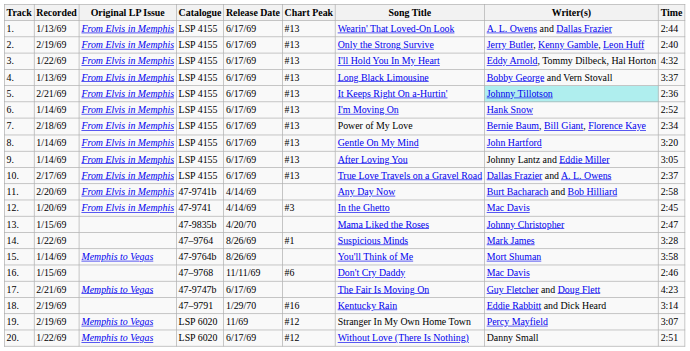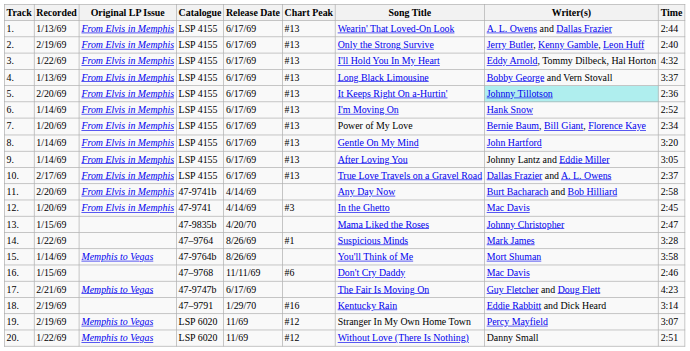(51, 94) 2/21/69 -> (51, 94) 2/20/69
(51, 126) 2/18/69 -> (51, 126) 1/20/69
(241, 338) 6/17/69 -> (237, 338) 11/69
